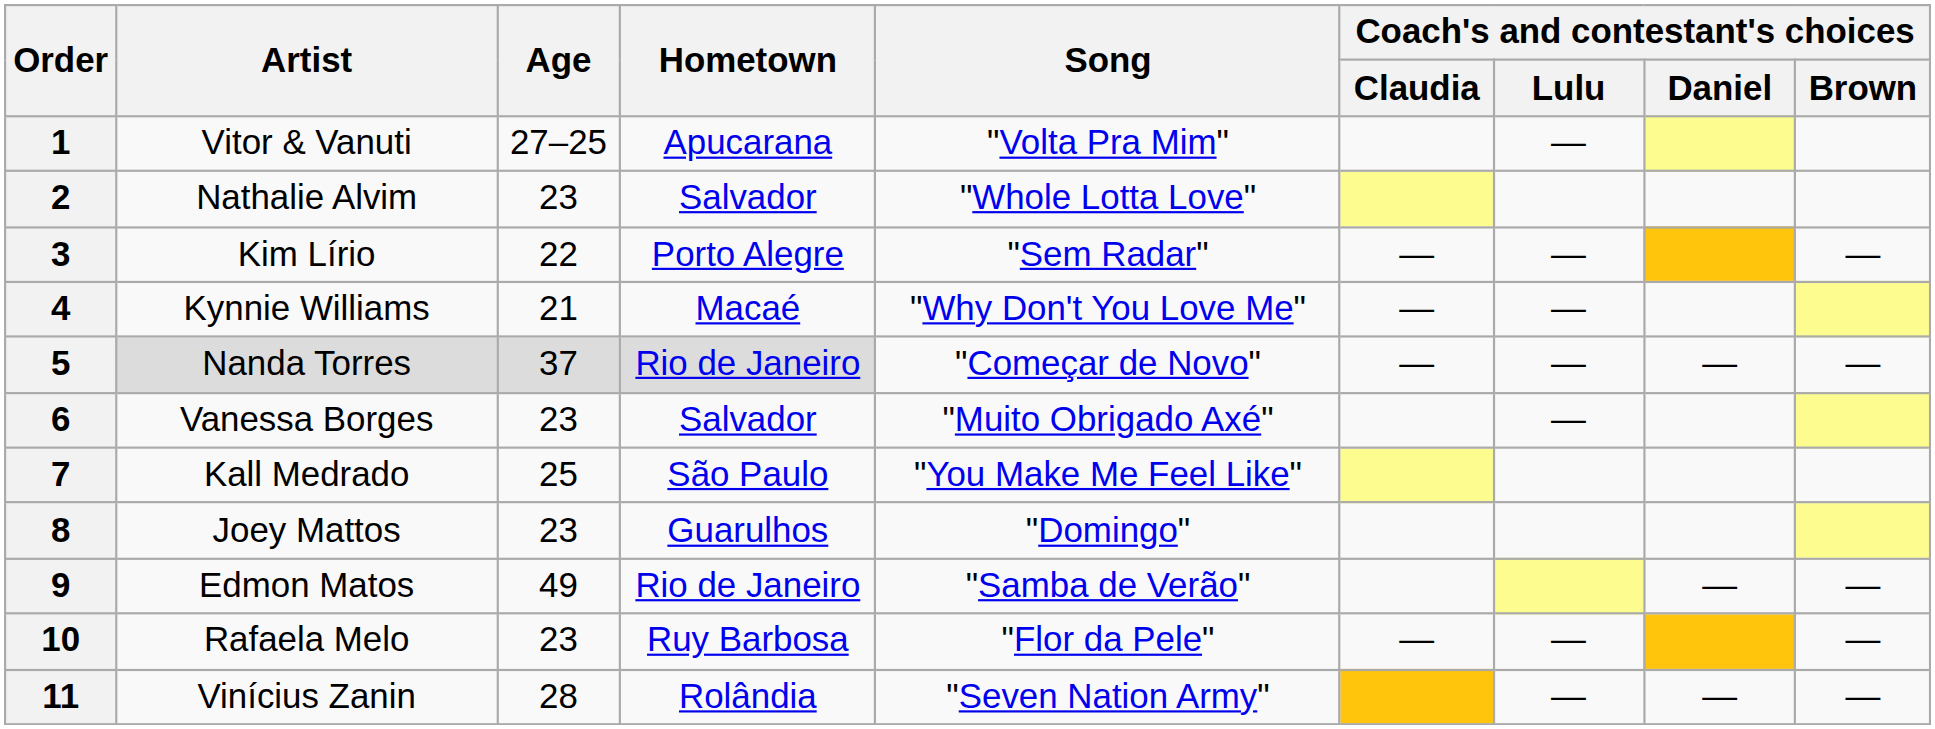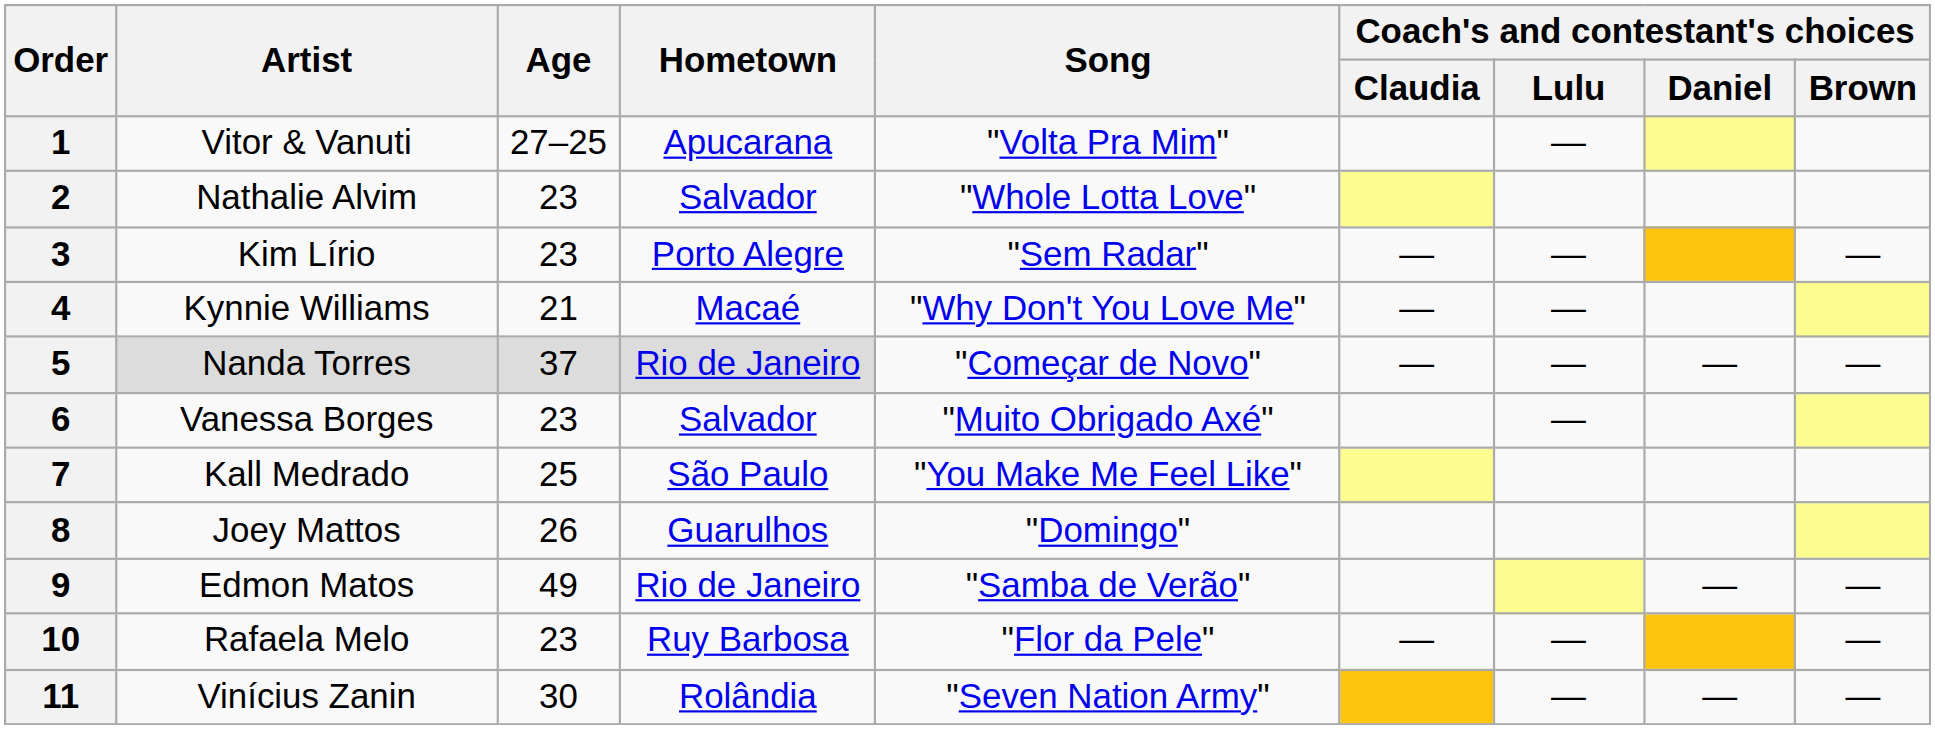(558, 253) 22 -> (558, 253) 23
(558, 530) 23 -> (558, 530) 26
(558, 695) 28 -> (558, 695) 30
